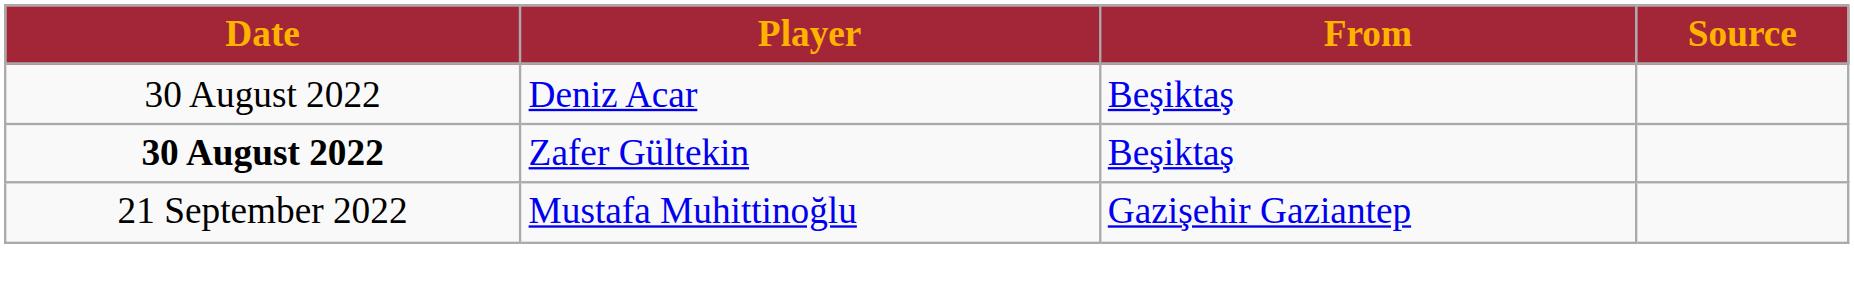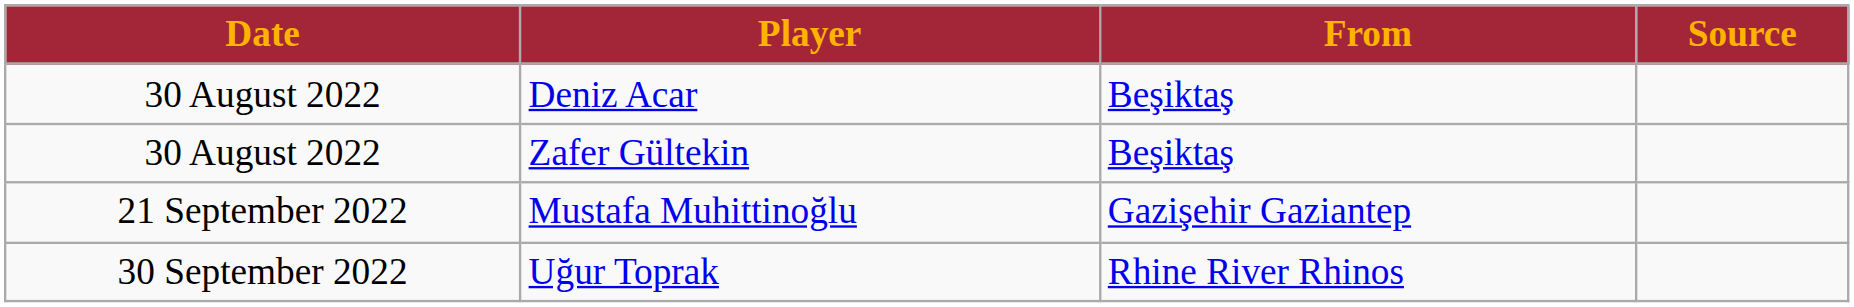(263, 152) bold -> (263, 152) normal
+ row: (624, 270)
